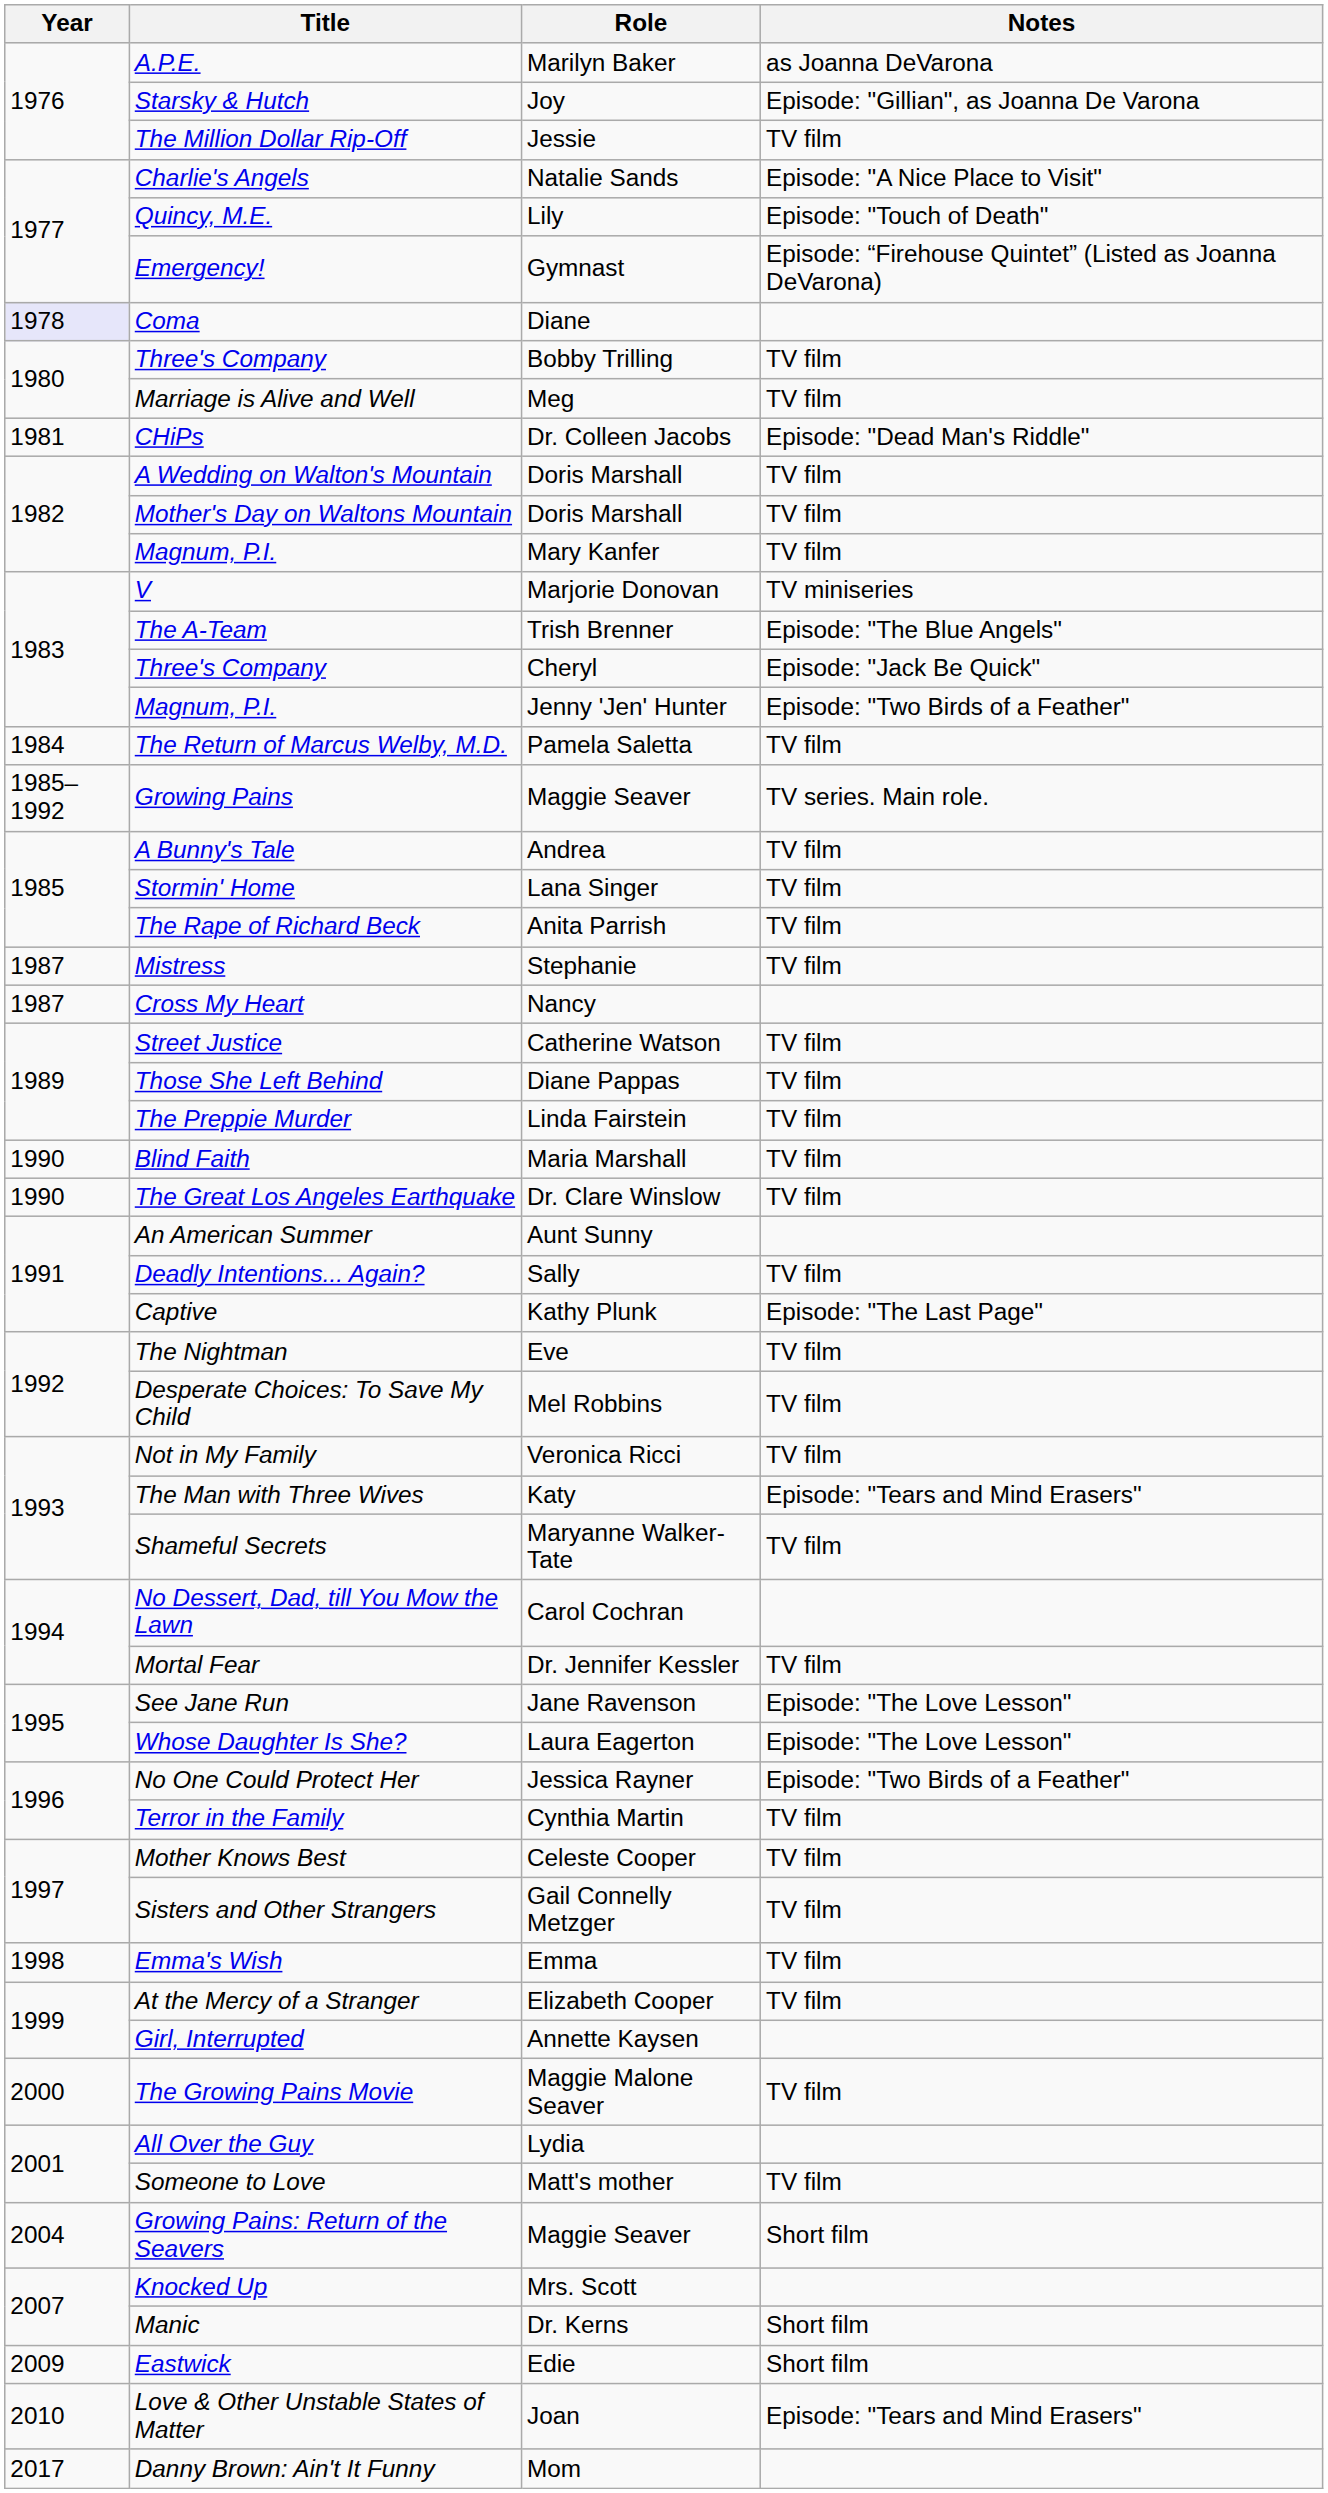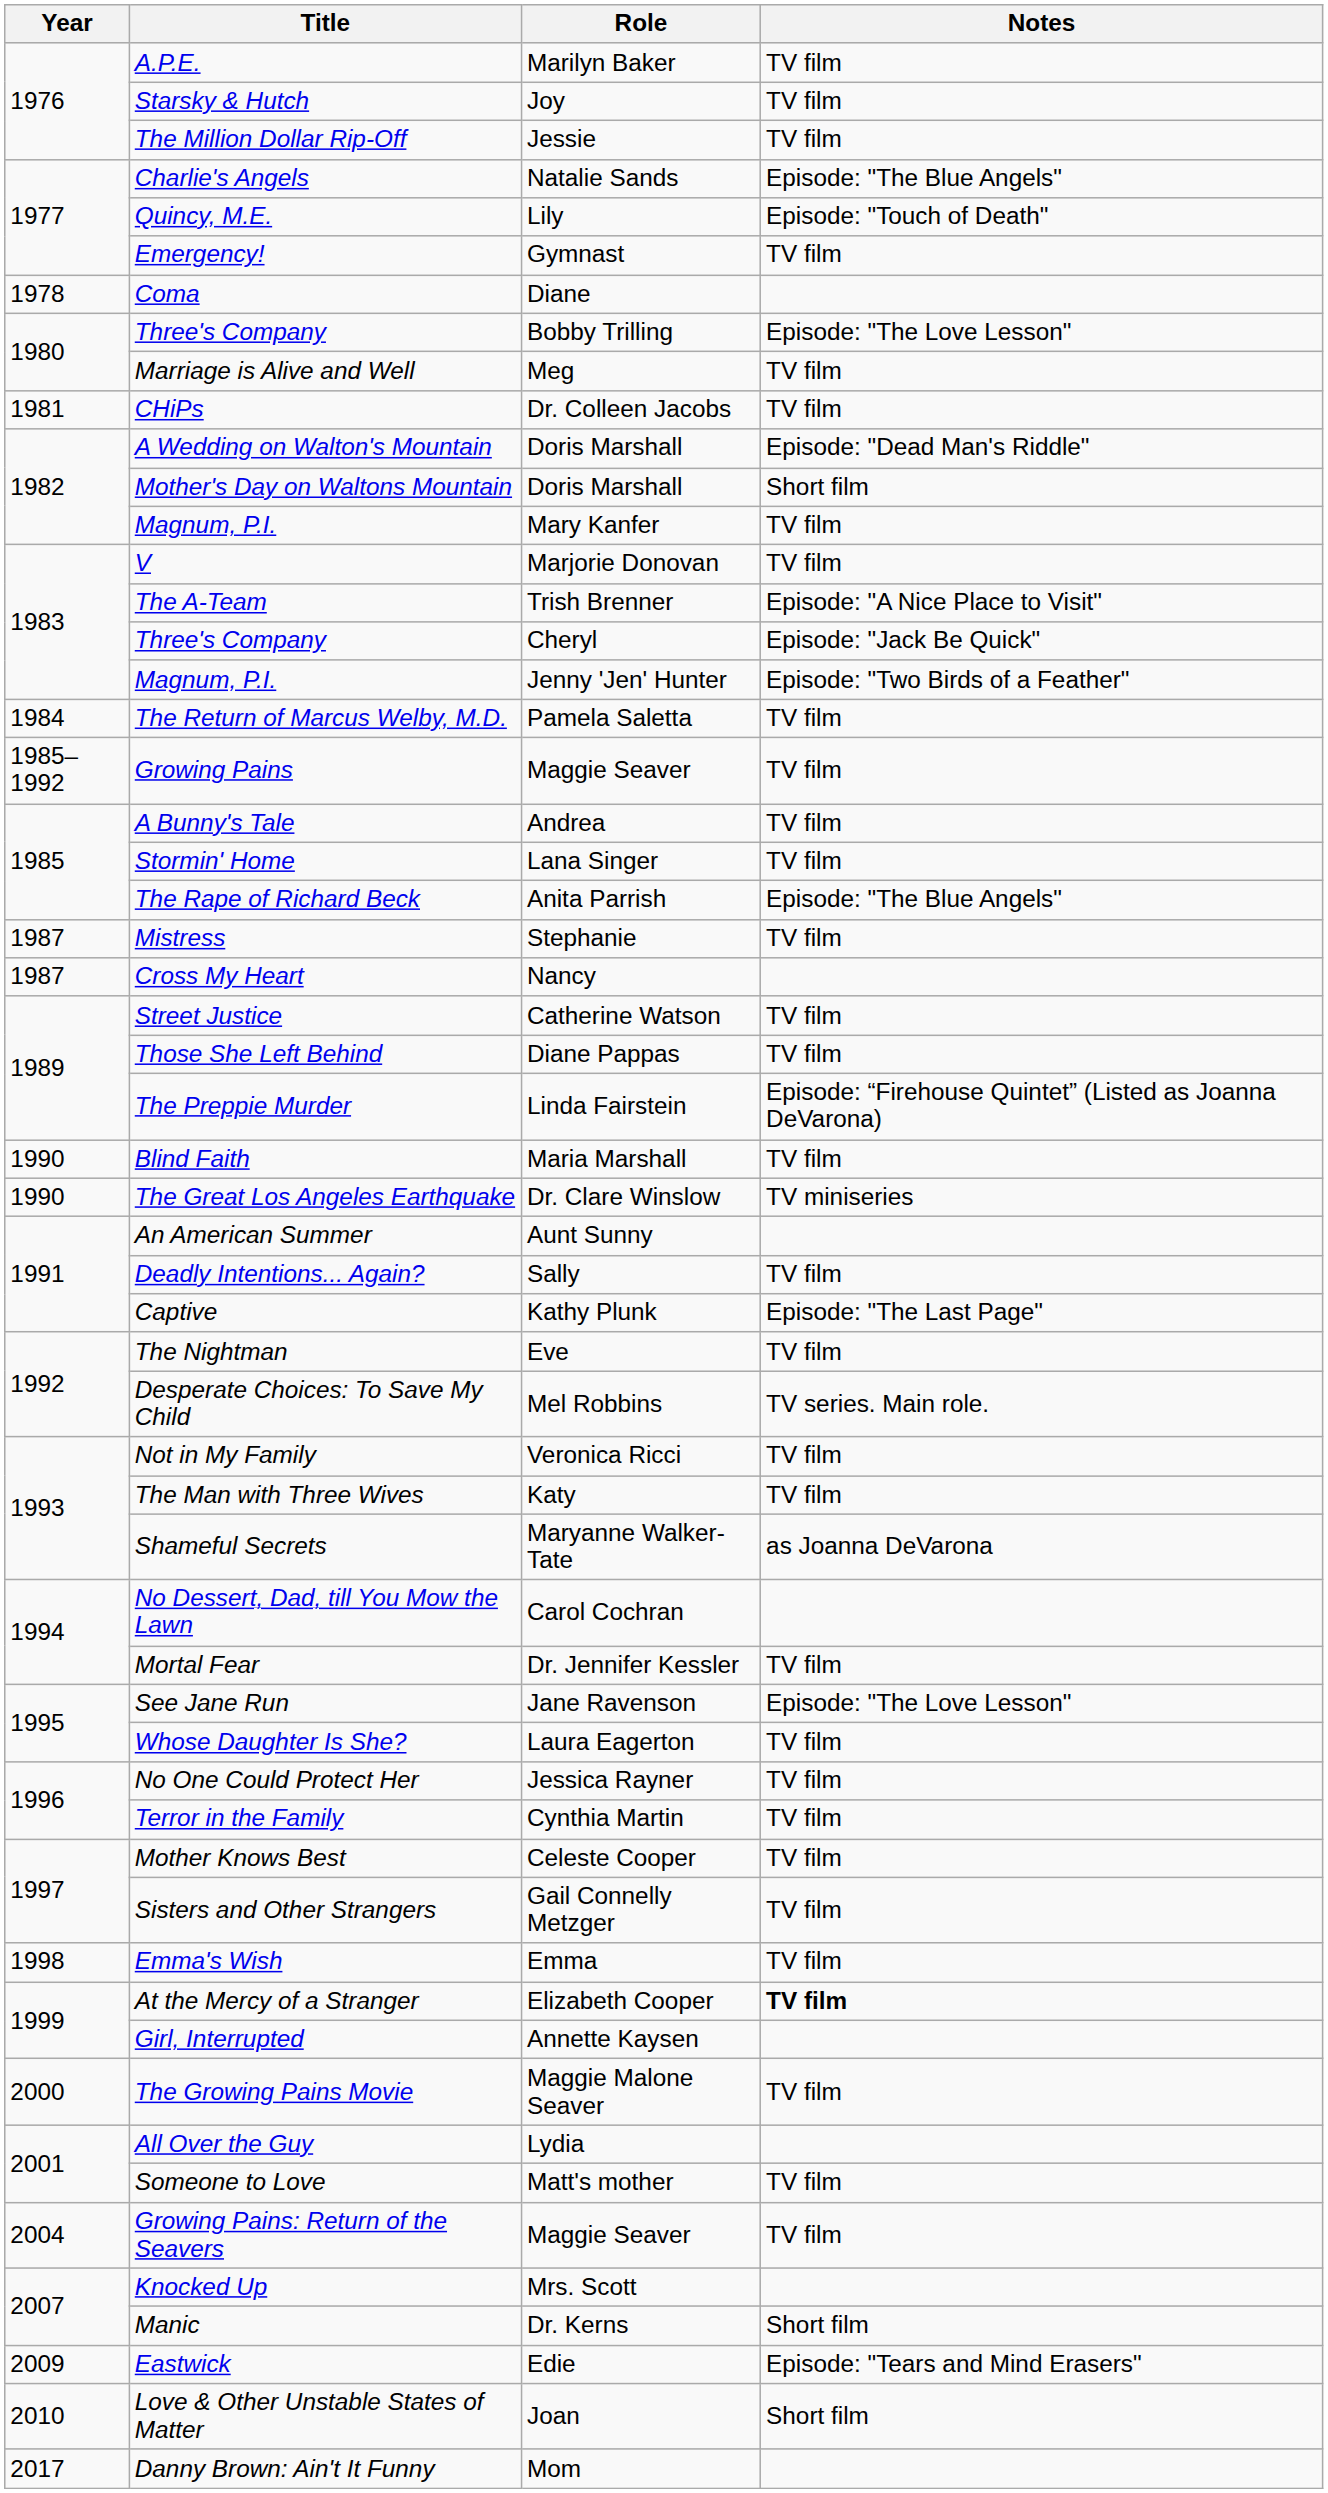(879, 62) as Joanna DeVarona -> (804, 62) TV film
(983, 100) Episode: "Gillian", as Joanna De Varona -> (804, 100) TV film
(934, 178) Episode: "A Nice Place to Visit" -> (914, 178) Episode: "The Blue Angels"
(1021, 268) Episode: “Firehouse Quintet” (Listed as Joanna DeVarona) -> (804, 255) TV film
(37, 321) lavender background -> (37, 293) no background
(804, 359) TV film -> (919, 332) Episode: "The Love Lesson"
(928, 436) Episode: "Dead Man's Riddle" -> (804, 409) TV film
(804, 475) TV film -> (928, 448) Episode: "Dead Man's Riddle"
(804, 513) TV film -> (817, 486) Short film
(840, 591) TV miniseries -> (804, 563) TV film
(914, 629) Episode: "The Blue Angels" -> (934, 602) Episode: "A Nice Place to Visit"
(878, 797) TV series. Main role. -> (804, 770) TV film
(804, 927) TV film -> (914, 899) Episode: "The Blue Angels"
(804, 1119) TV film -> (1021, 1106) Episode: “Firehouse Quintet” (Listed as Joanna DeVarona)
(804, 1197) TV film -> (840, 1197) TV miniseries
(804, 1403) TV film -> (878, 1403) TV series. Main role.
(954, 1494) Episode: "Tears and Mind Erasers" -> (804, 1494) TV film
(804, 1546) TV film -> (879, 1546) as Joanna DeVarona
(919, 1741) Episode: "The Love Lesson" -> (804, 1741) TV film
(948, 1780) Episode: "Two Birds of a Feather" -> (804, 1780) TV film
(804, 2000) normal -> (807, 2000) bold
(817, 2234) Short film -> (804, 2234) TV film
(817, 2364) Short film -> (954, 2364) Episode: "Tears and Mind Erasers"
(954, 2416) Episode: "Tears and Mind Erasers" -> (817, 2416) Short film
